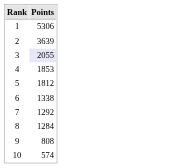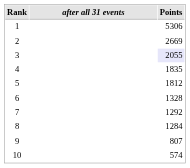+ column: (93, 12)
(46, 41) 3639 -> (174, 41) 2669
(46, 69) 1853 -> (174, 69) 1835
(46, 98) 1338 -> (174, 98) 1328
(48, 141) 808 -> (176, 141) 807
